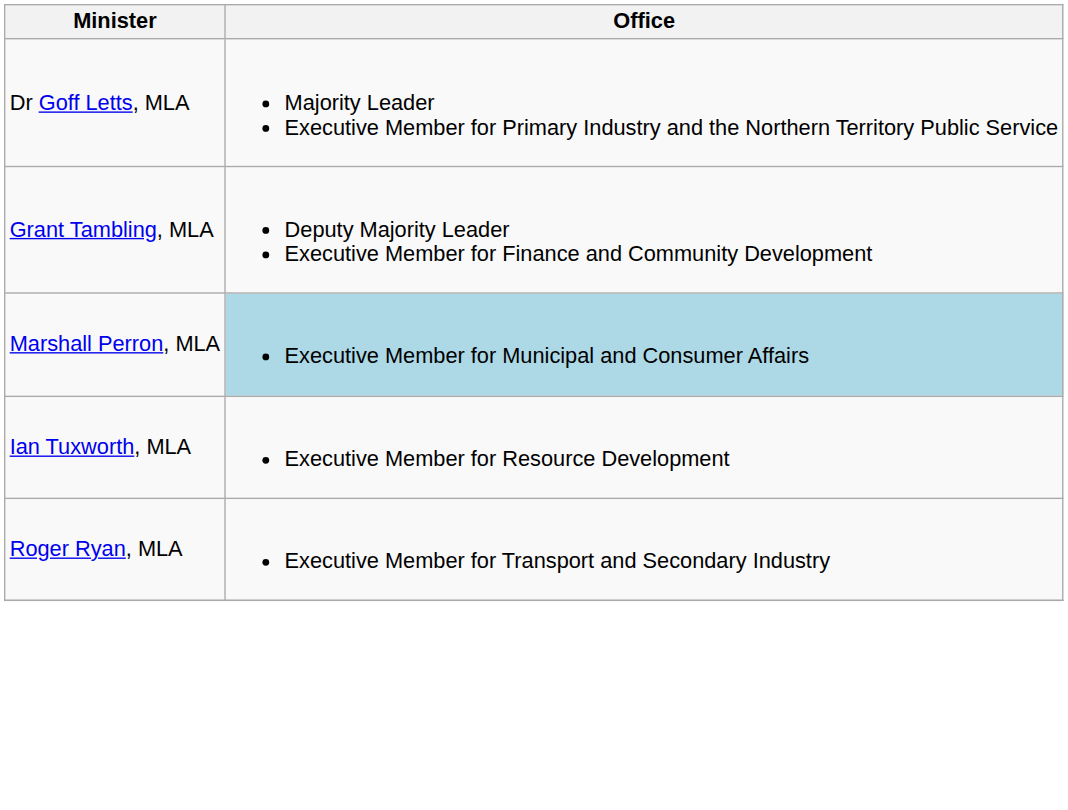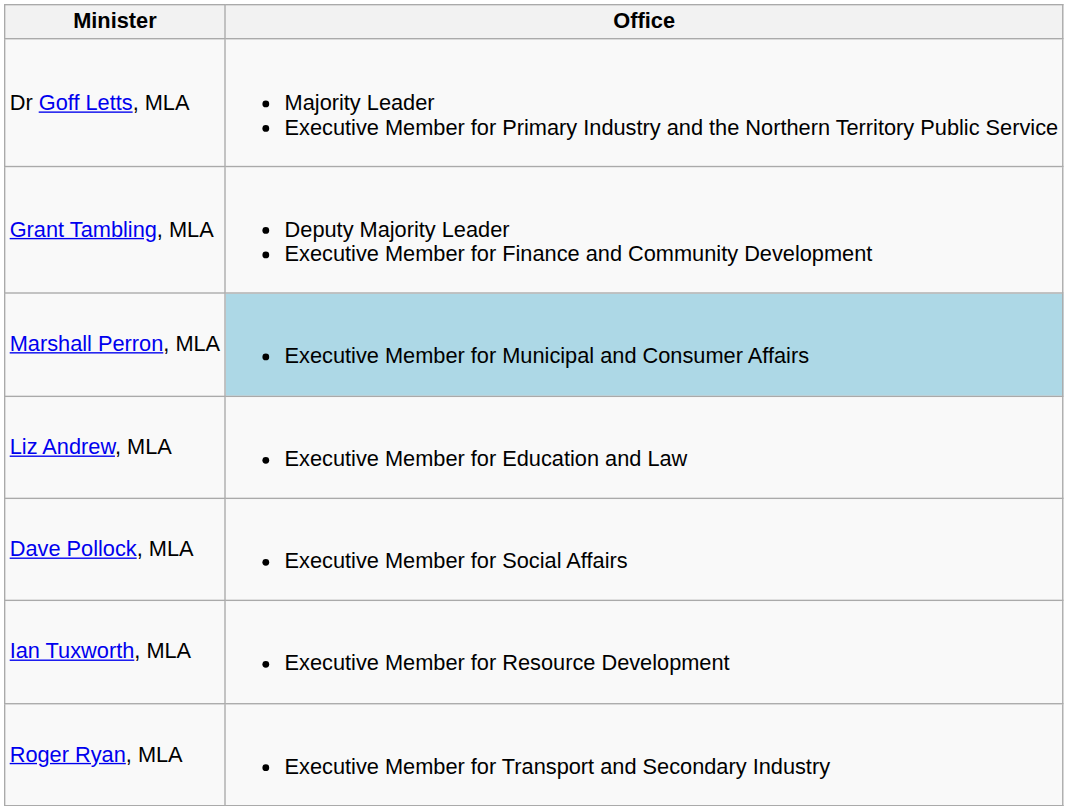+ row: (91, 446)
+ row: (102, 549)
